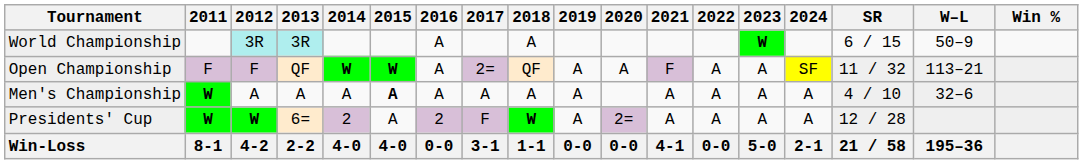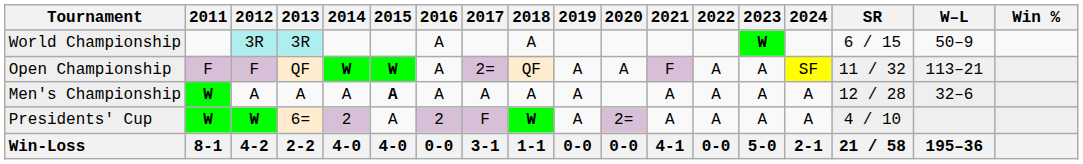(872, 94) 4 / 10 -> (872, 94) 12 / 28
(872, 120) 12 / 28 -> (872, 120) 4 / 10
